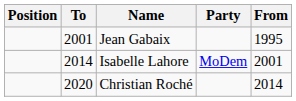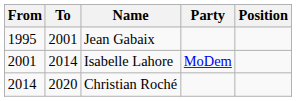columns swapped: (271, 15) <-> (33, 15)
